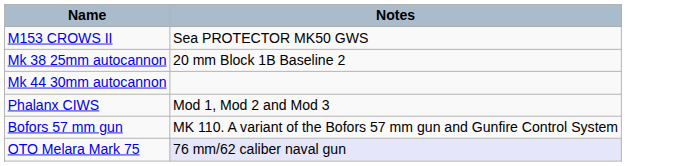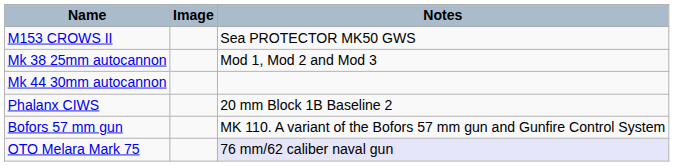+ column: (193, 15)
(259, 60) 20 mm Block 1B Baseline 2 -> (299, 60) Mod 1, Mod 2 and Mod 3
(251, 104) Mod 1, Mod 2 and Mod 3 -> (306, 104) 20 mm Block 1B Baseline 2
